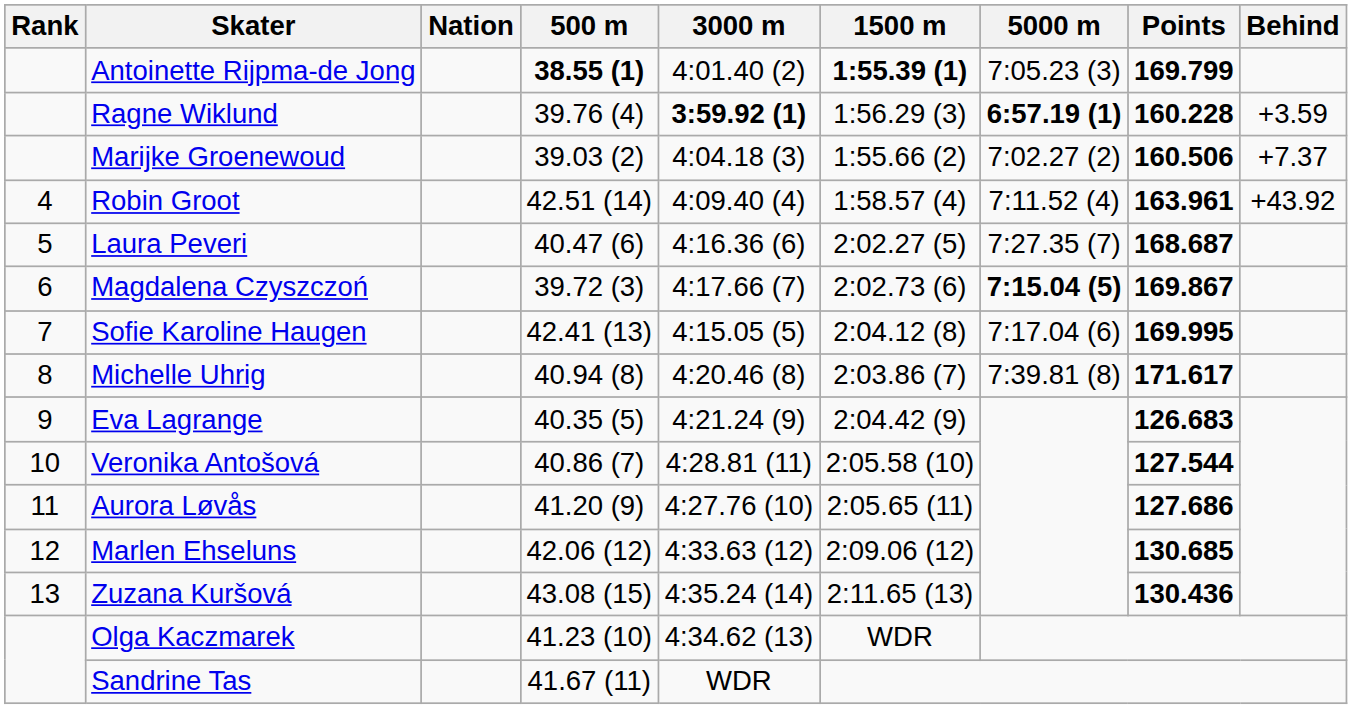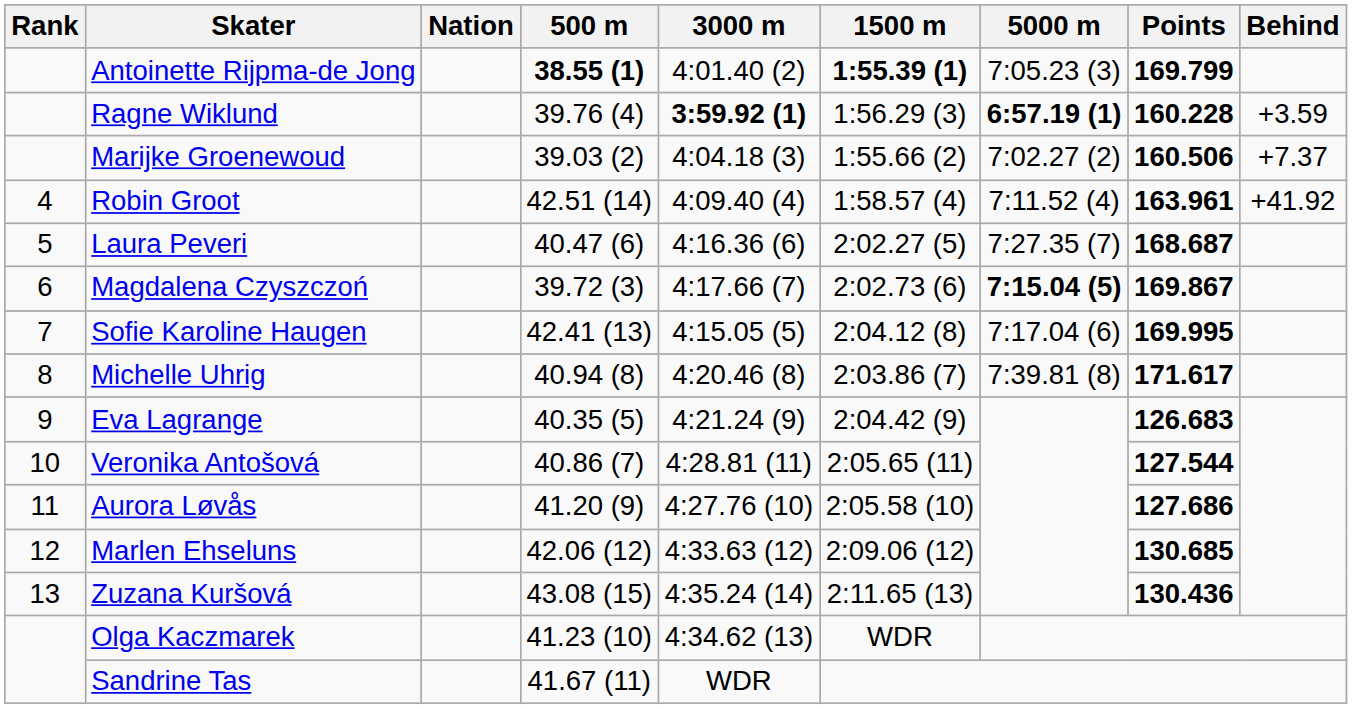(1293, 200) +43.92 -> (1293, 200) +41.92
(900, 462) 2:05.58 (10) -> (900, 462) 2:05.65 (11)
(900, 506) 2:05.65 (11) -> (900, 506) 2:05.58 (10)
